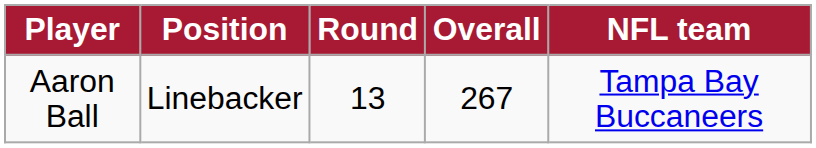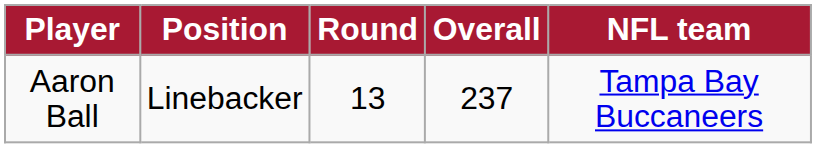(487, 98) 267 -> (487, 98) 237
